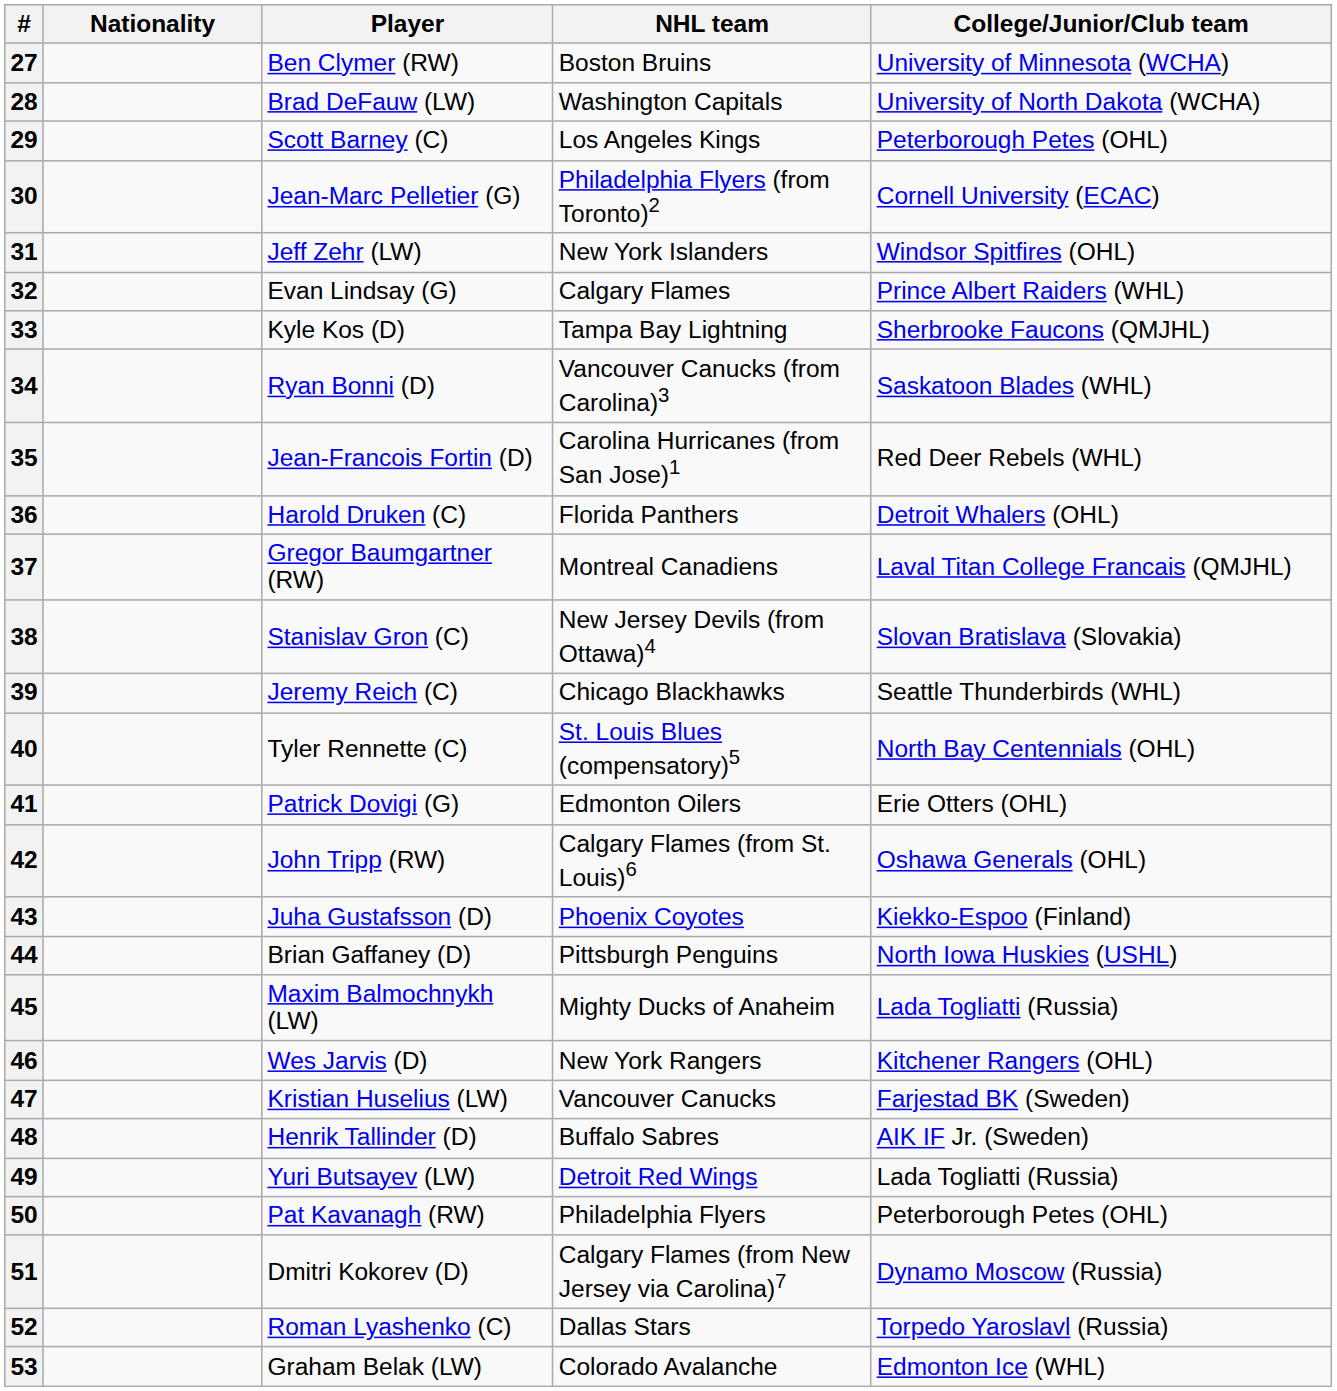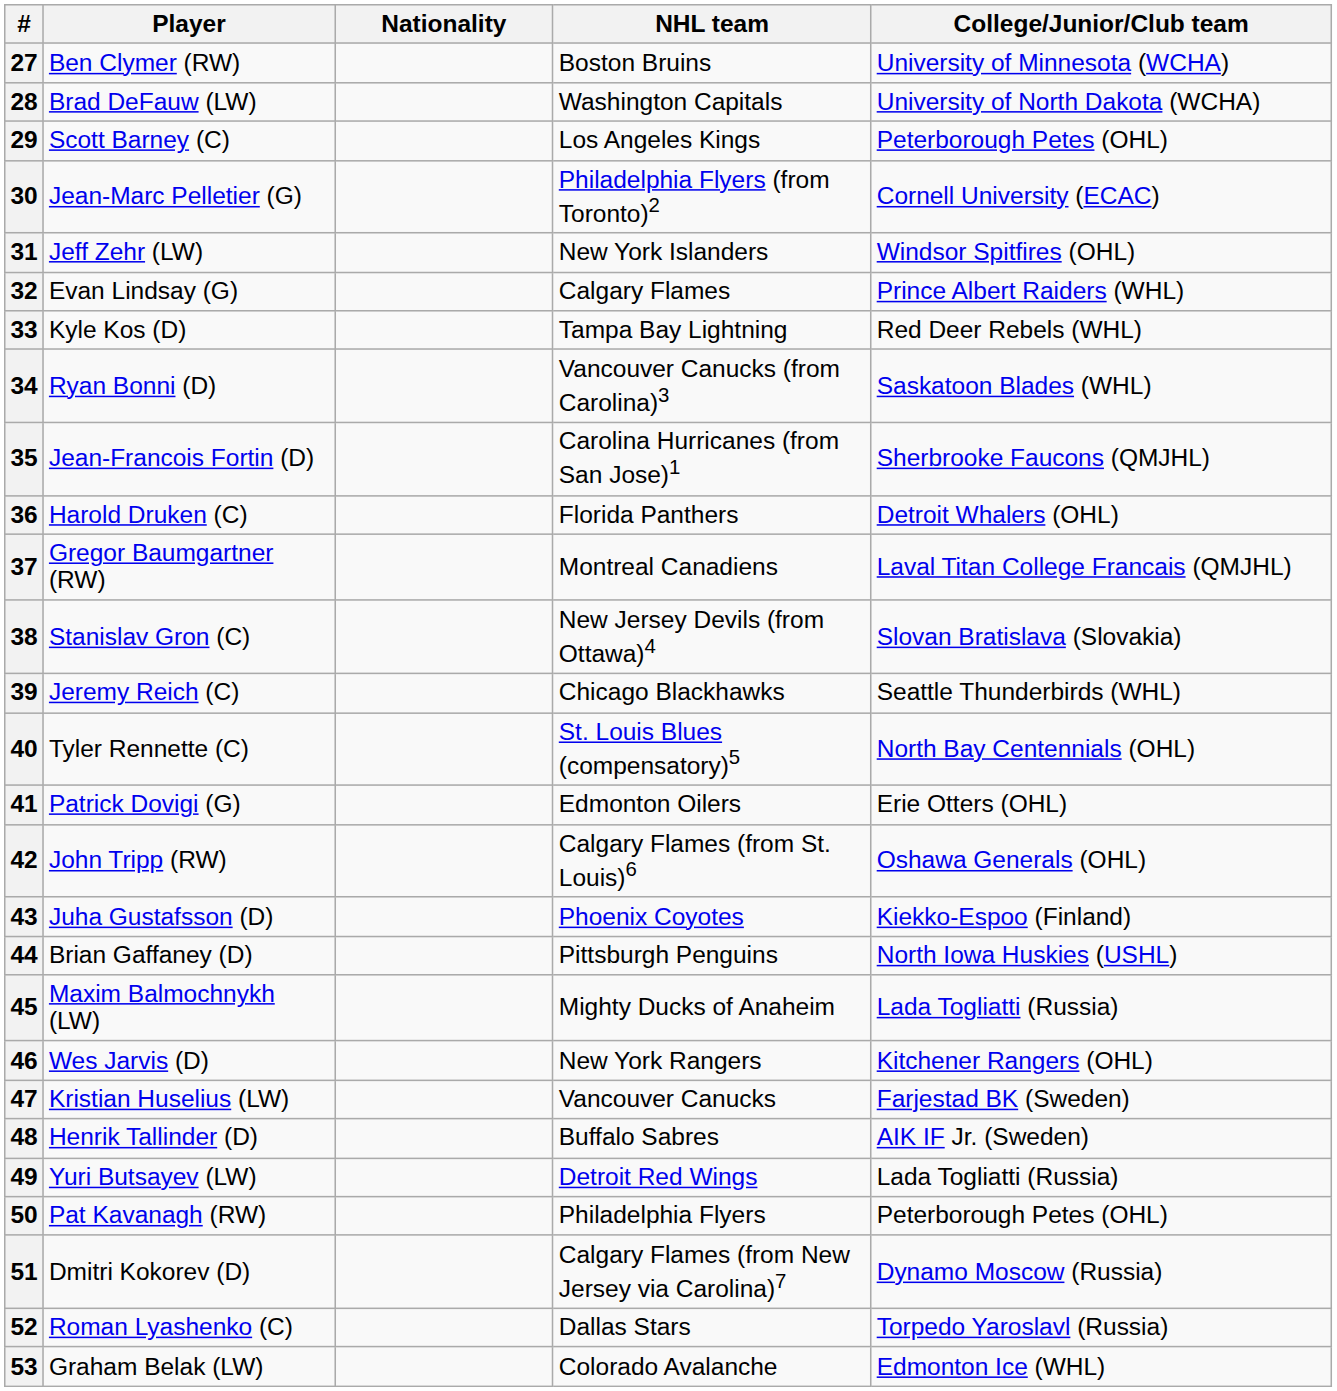columns swapped: (407, 23) <-> (153, 23)
(1043, 329) Sherbrooke Faucons (QMJHL) -> (1009, 329) Red Deer Rebels (WHL)
(1009, 458) Red Deer Rebels (WHL) -> (1043, 458) Sherbrooke Faucons (QMJHL)
